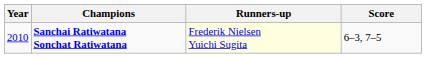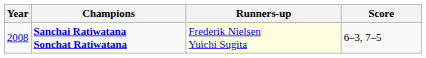(18, 37) 2010 -> (18, 37) 2008
